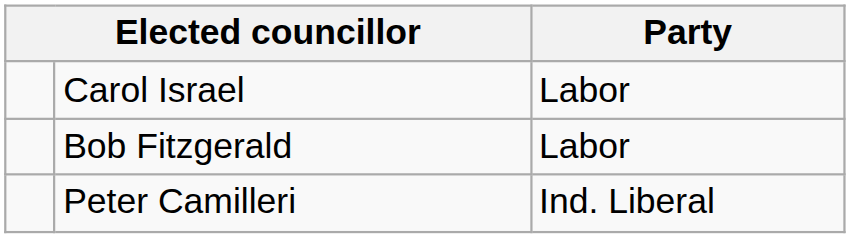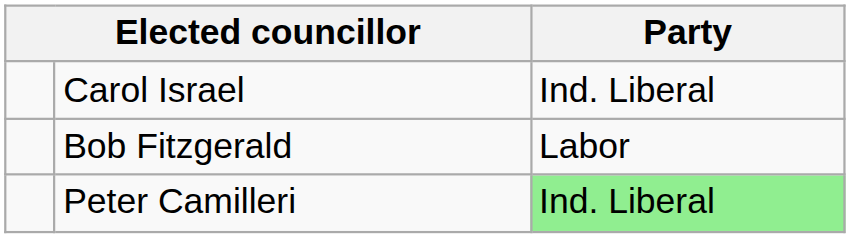(584, 89) Labor -> (627, 89) Ind. Liberal
(627, 202) no background -> (627, 202) lightgreen background
